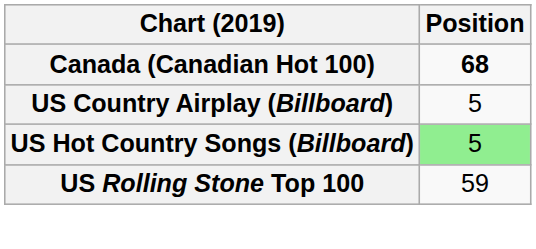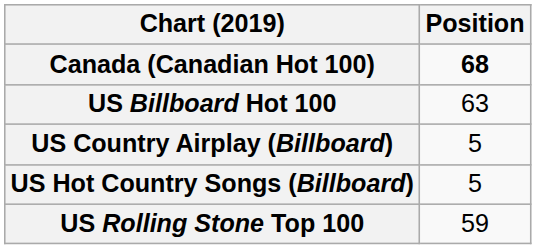+ row: (212, 104)
(475, 143) lightgreen background -> (475, 183) no background
